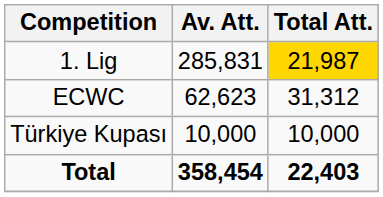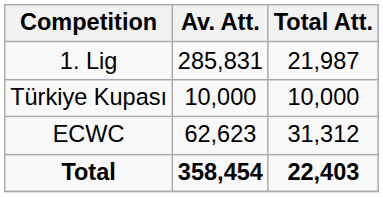(323, 60) gold background -> (323, 60) no background
rows swapped: (89, 135) <-> (89, 97)
